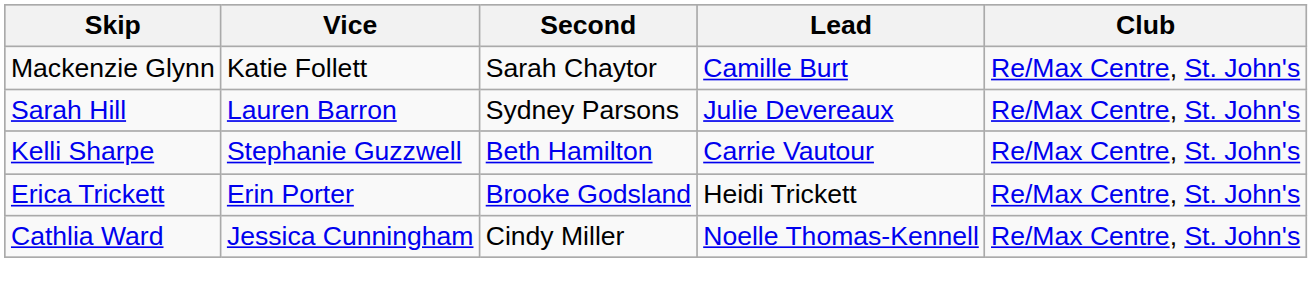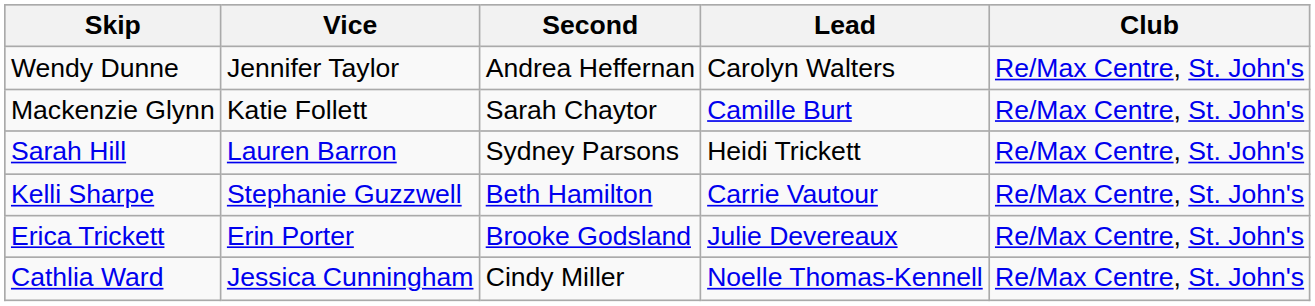+ row: (95, 67)
(798, 109) Julie Devereaux -> (784, 151) Heidi Trickett
(780, 194) Heidi Trickett -> (802, 236) Julie Devereaux
